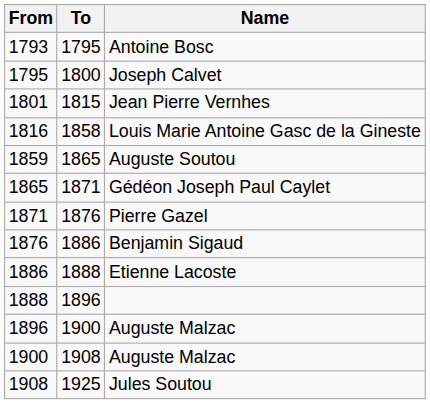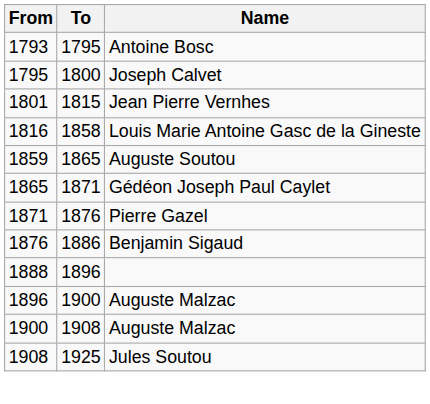- row: (28, 272)
